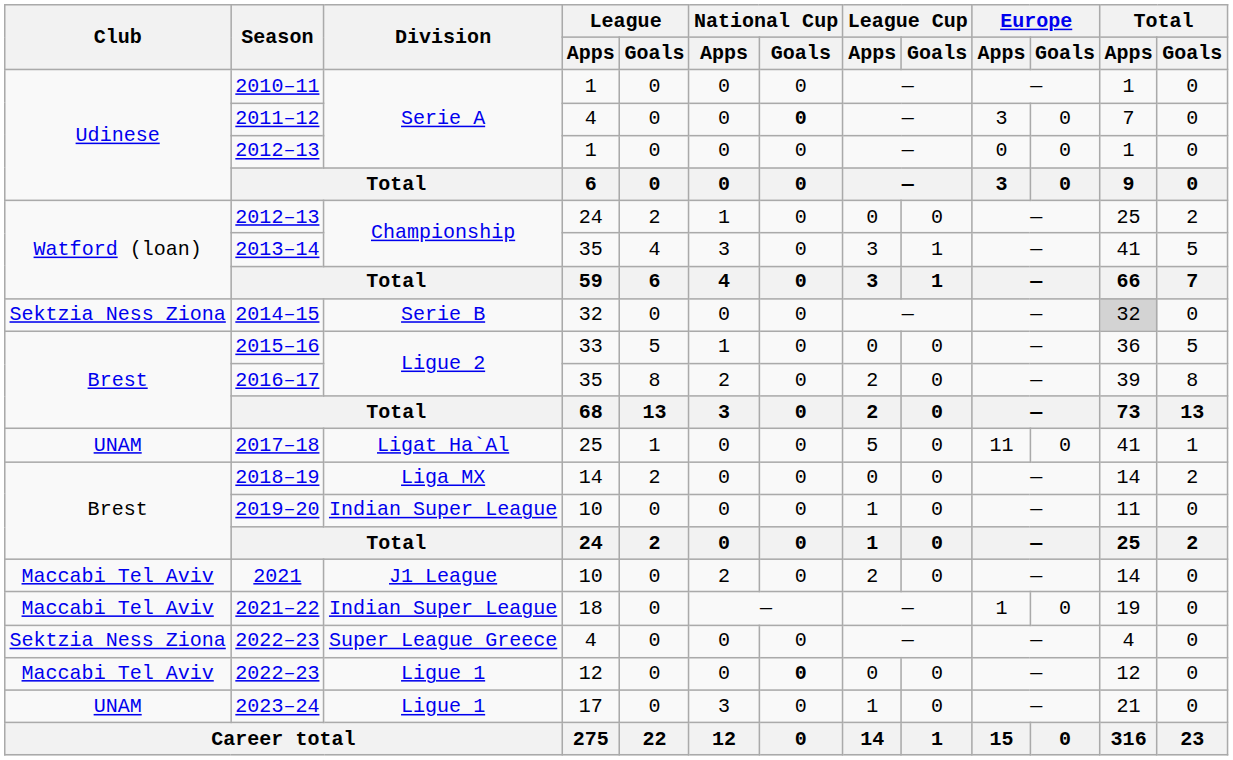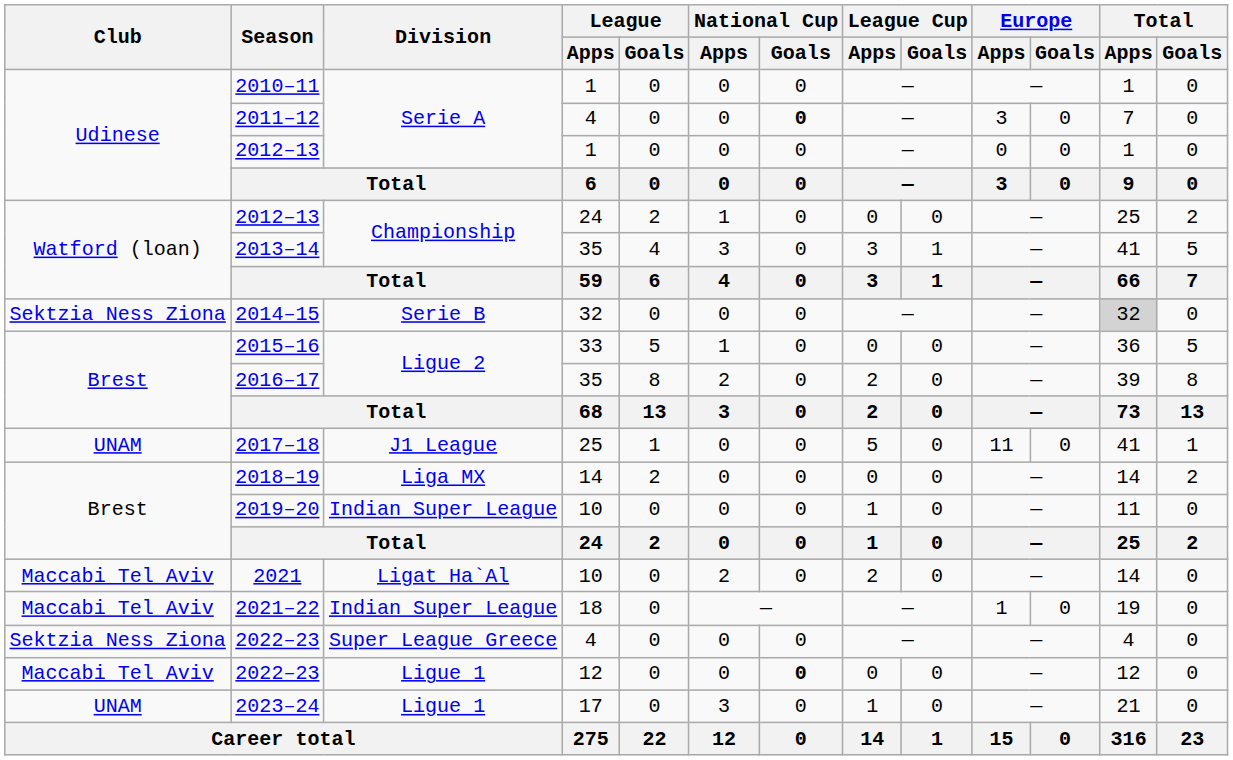(443, 445) Ligat Ha`Al -> (443, 445) J1 League
(443, 576) J1 League -> (443, 576) Ligat Ha`Al
